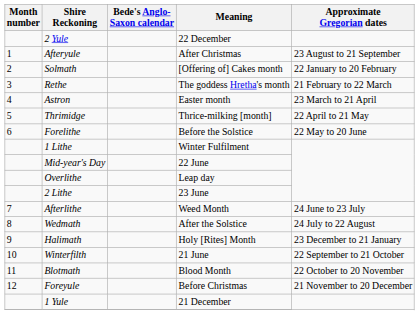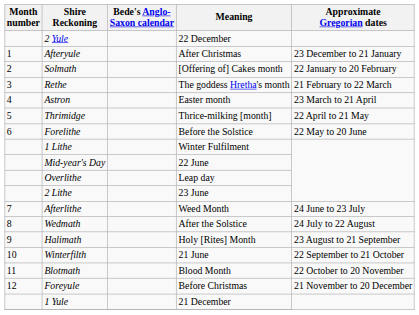(347, 54) 23 August to 21 September -> (348, 54) 23 December to 21 January
(348, 239) 23 December to 21 January -> (347, 239) 23 August to 21 September
